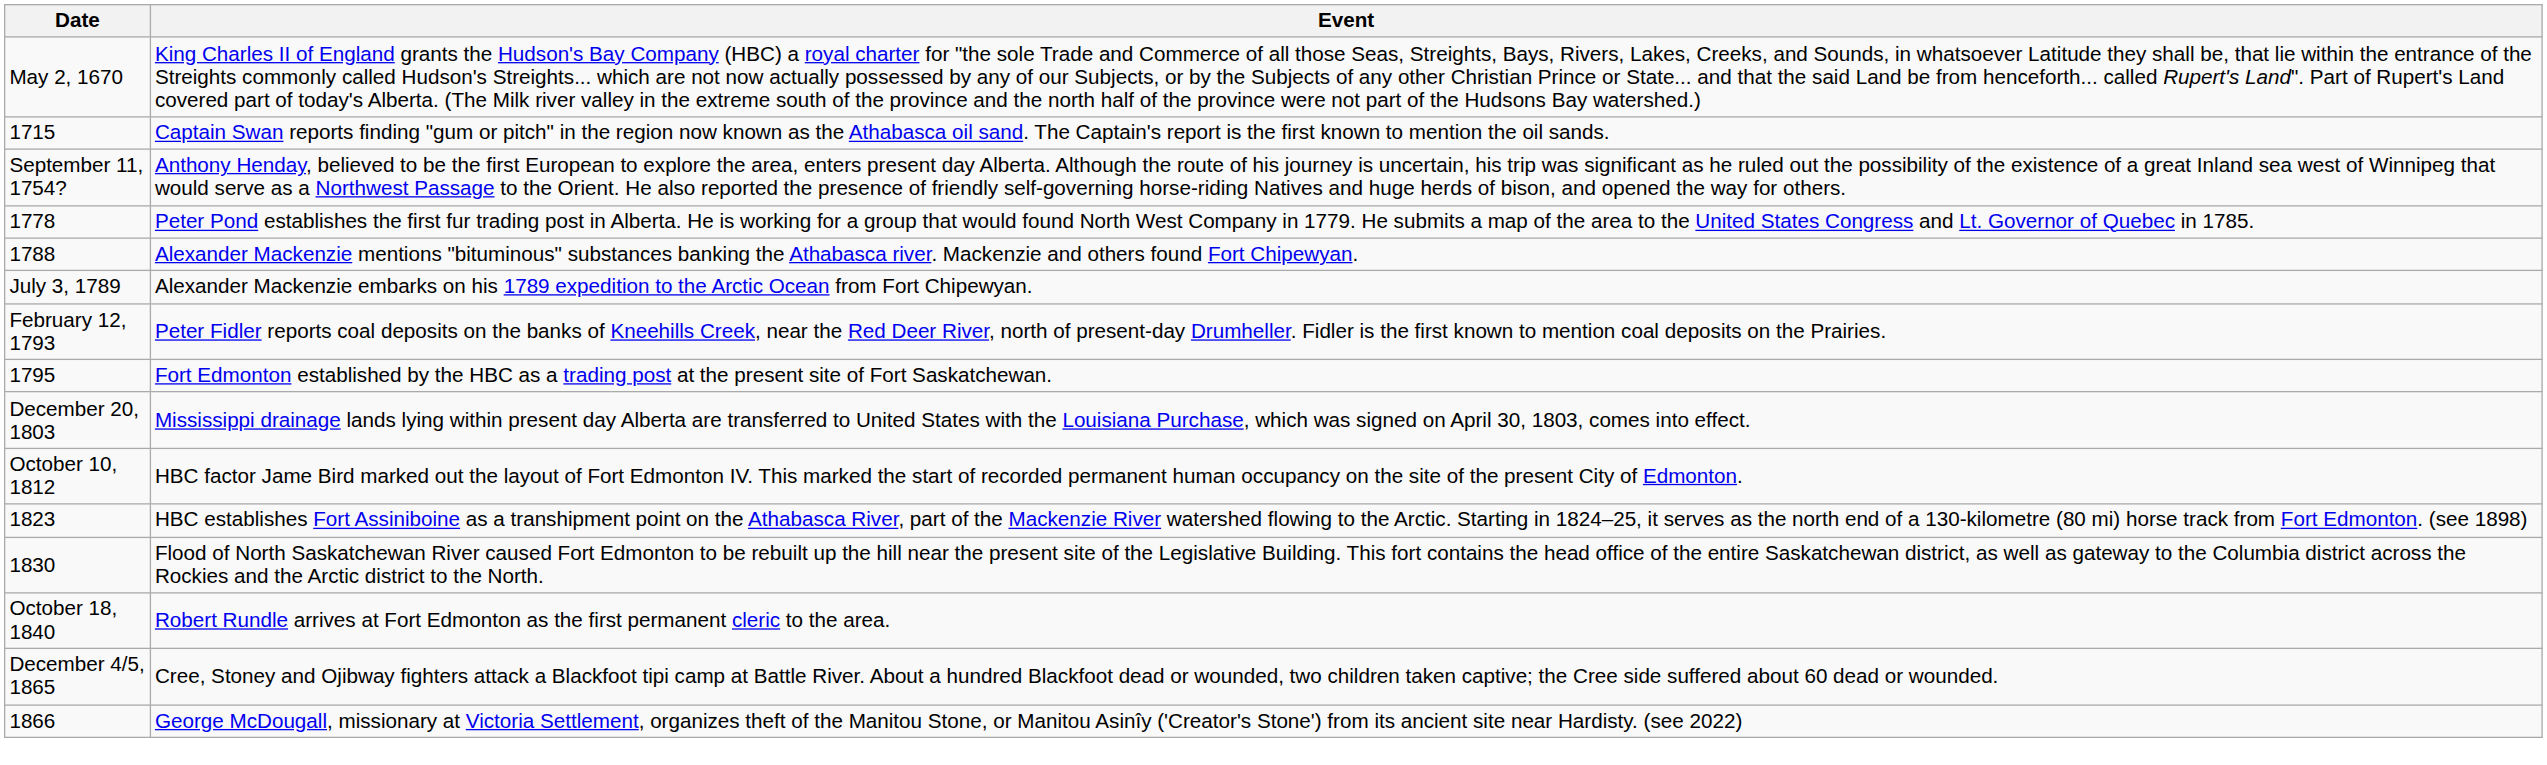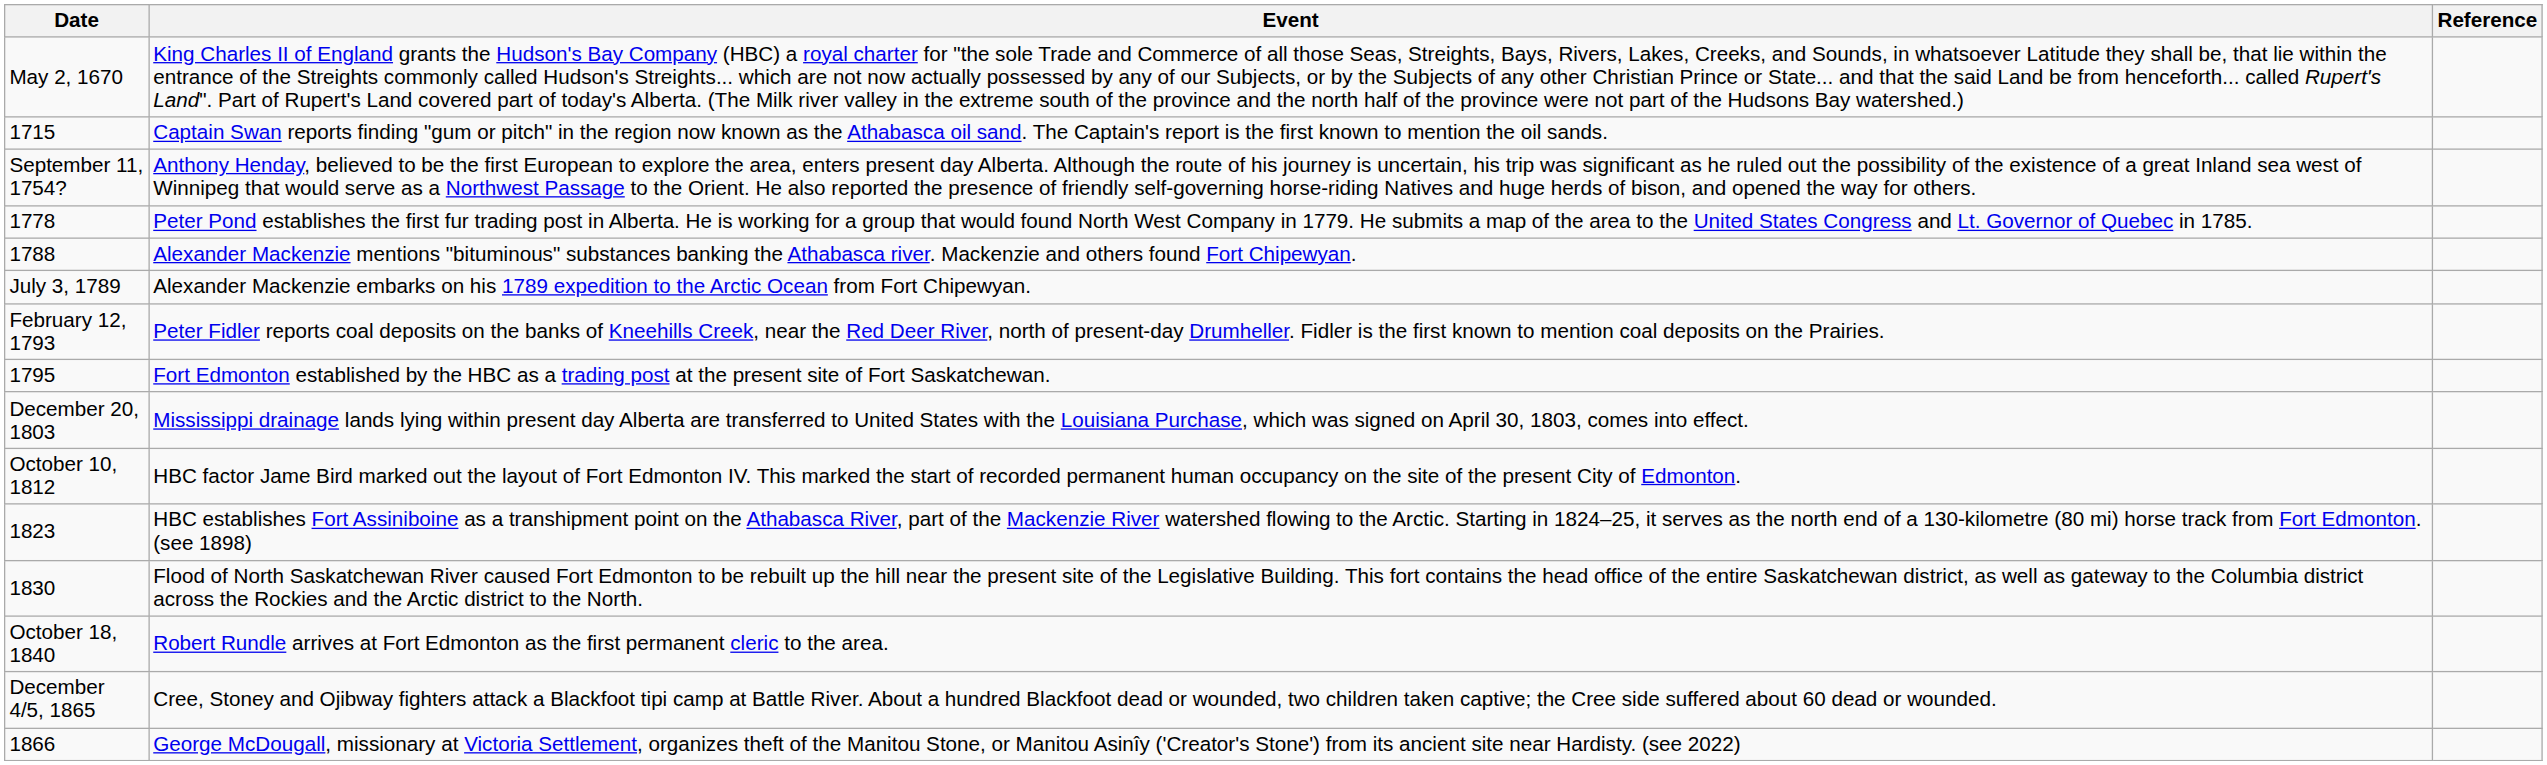+ column: (2487, 20)
